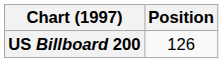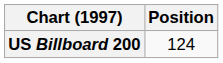(181, 44) 126 -> (181, 44) 124
